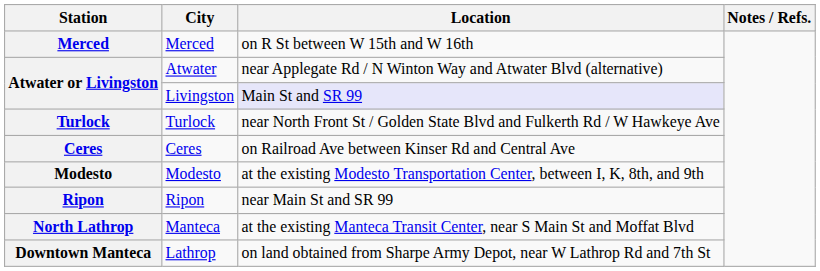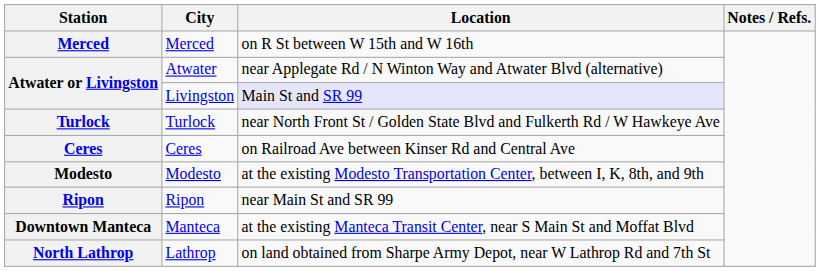(83, 226) North Lathrop -> (83, 226) Downtown Manteca
(83, 253) Downtown Manteca -> (83, 253) North Lathrop
